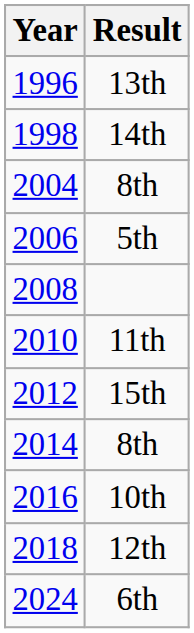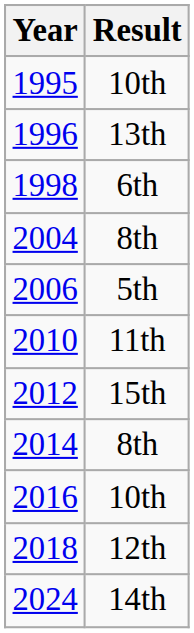+ row: (45, 82)
(137, 133) 14th -> (137, 185) 6th
- row: (45, 289)
(137, 599) 6th -> (137, 599) 14th
